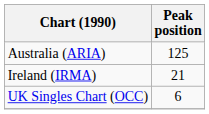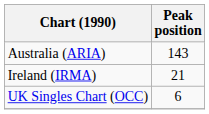(178, 53) 125 -> (178, 53) 143
